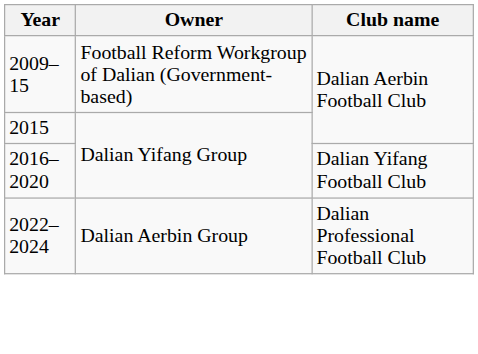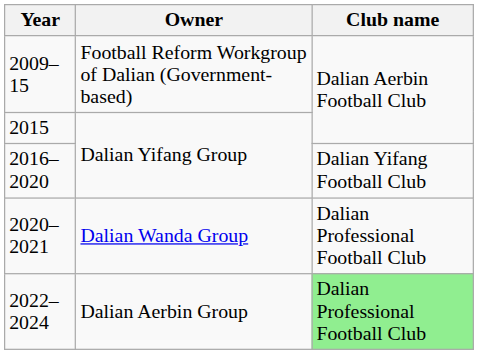+ row: (34, 235)
(371, 235) no background -> (371, 311) lightgreen background
